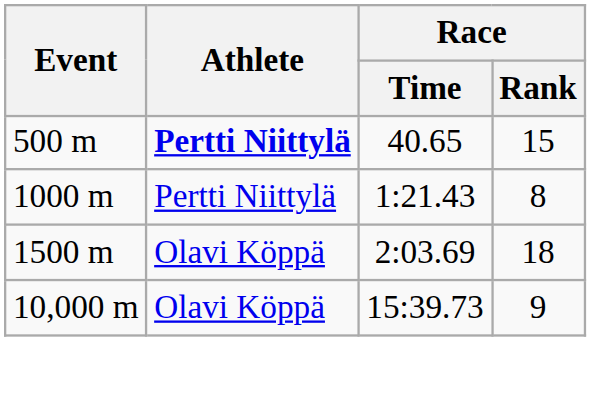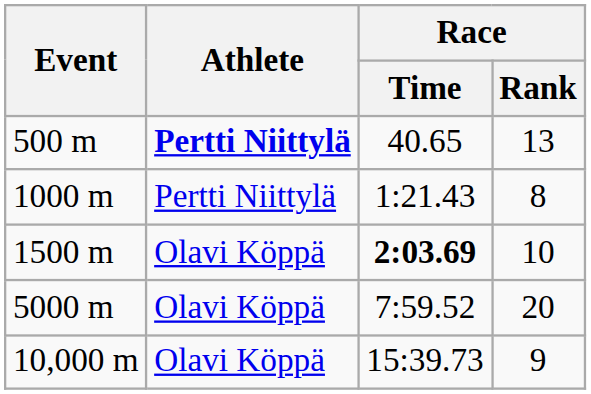(538, 142) 15 -> (538, 142) 13
(425, 251) normal -> (425, 251) bold
(538, 251) 18 -> (538, 251) 10
+ row: (63, 306)
